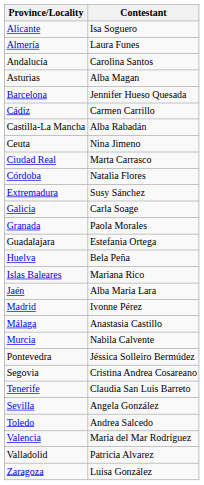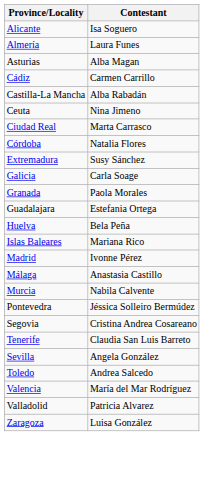- row: (27, 62)
- row: (27, 95)
- row: (15, 291)
